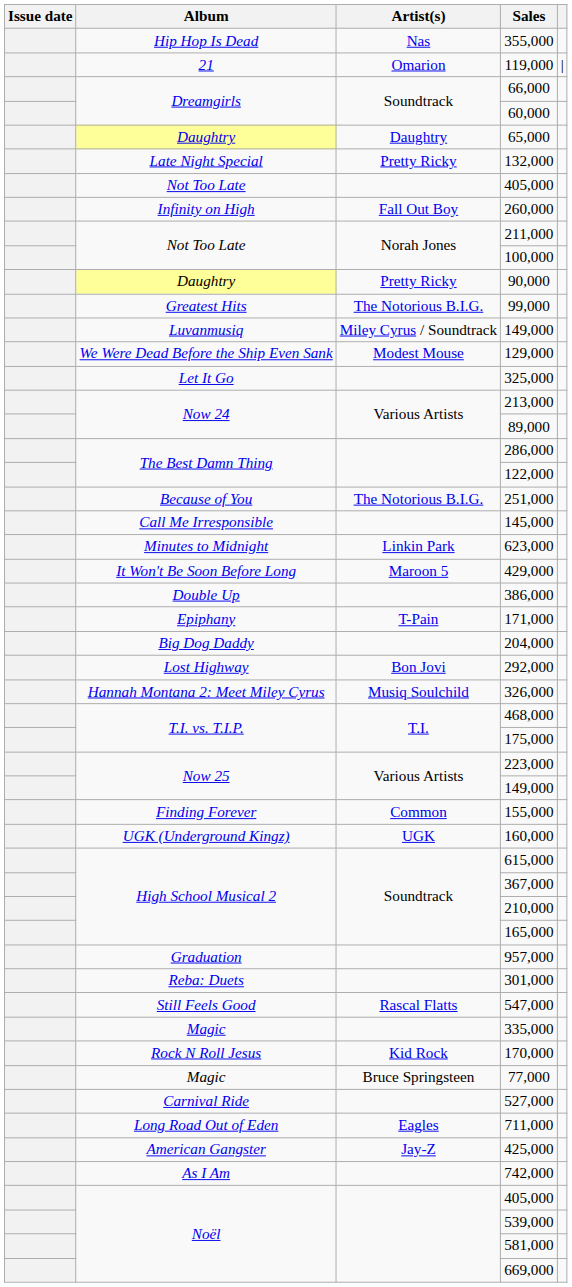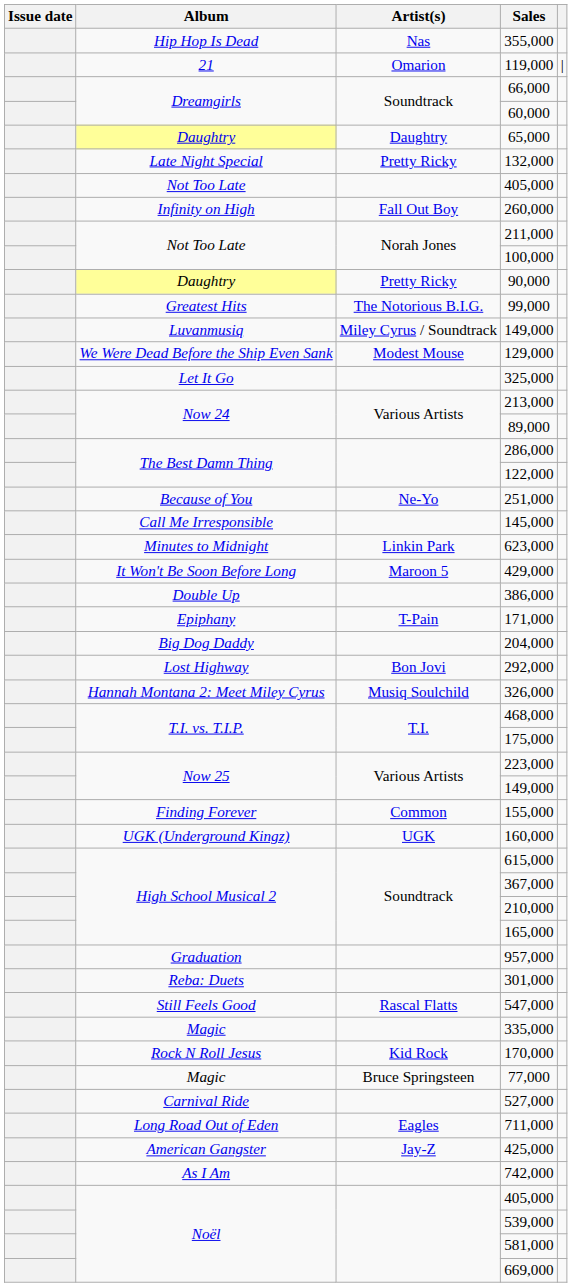(418, 498) The Notorious B.I.G. -> (418, 498) Ne-Yo
